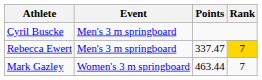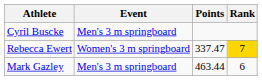(127, 49) Men's 3 m springboard -> (133, 49) Women's 3 m springboard
(133, 67) Women's 3 m springboard -> (127, 67) Men's 3 m springboard
(242, 67) 7 -> (242, 67) 6
